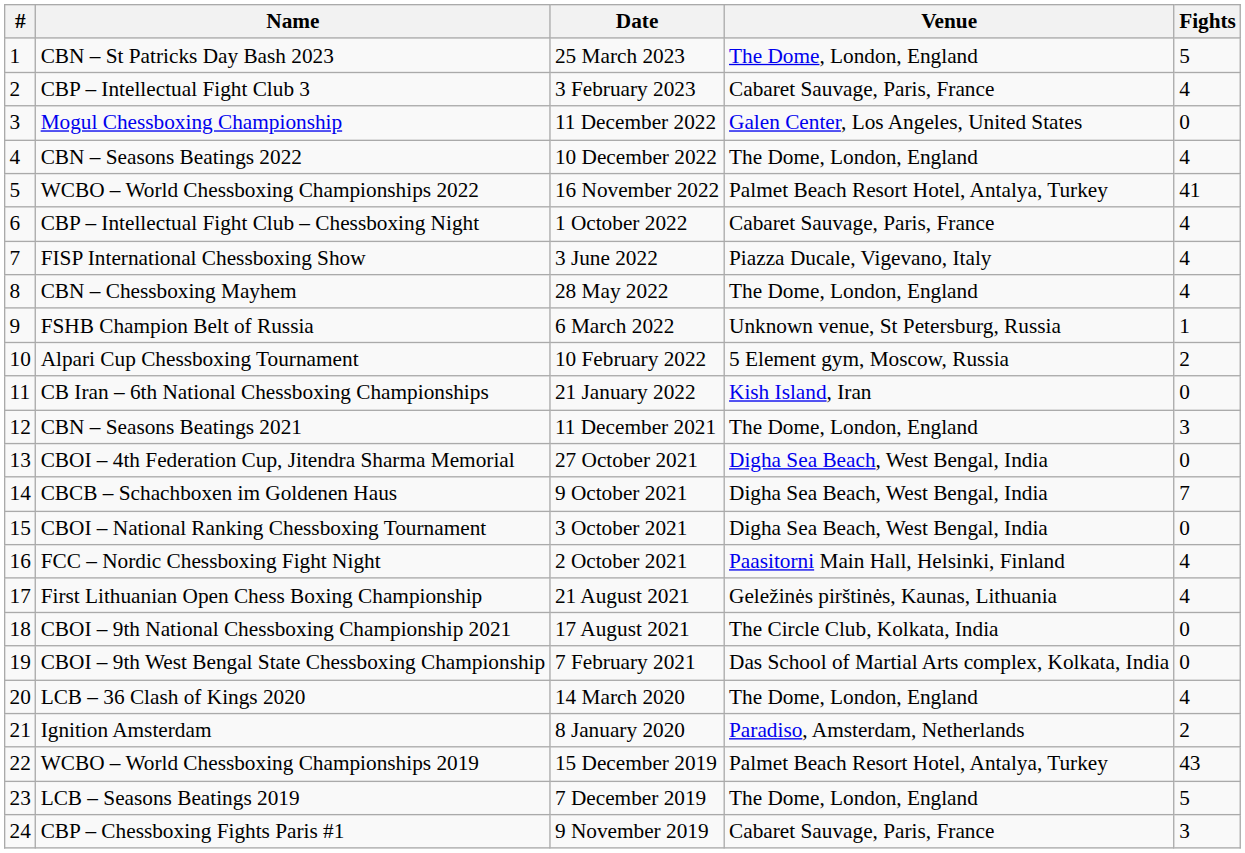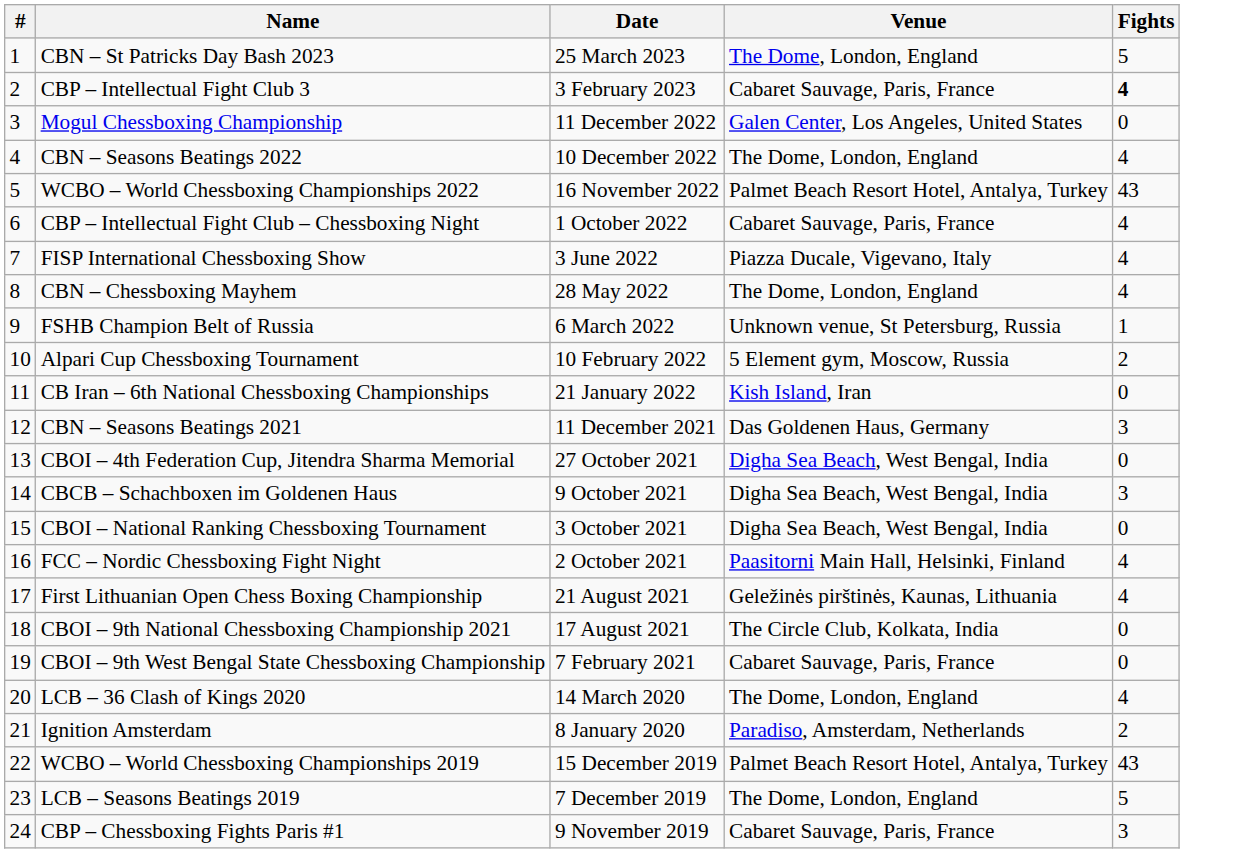(1184, 88) normal -> (1123, 88) bold
(1190, 190) 41 -> (1128, 190) 43
(853, 426) The Dome, London, England -> (859, 426) Das Goldenen Haus, Germany
(1184, 493) 7 -> (1123, 493) 3
(949, 662) Das School of Martial Arts complex, Kolkata, India -> (862, 662) Cabaret Sauvage, Paris, France
